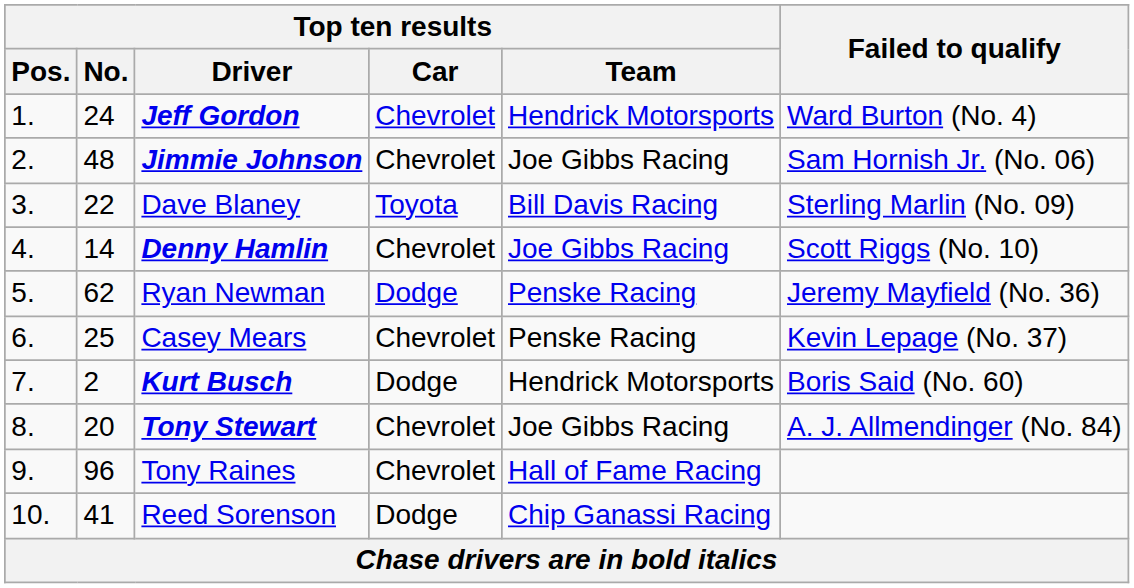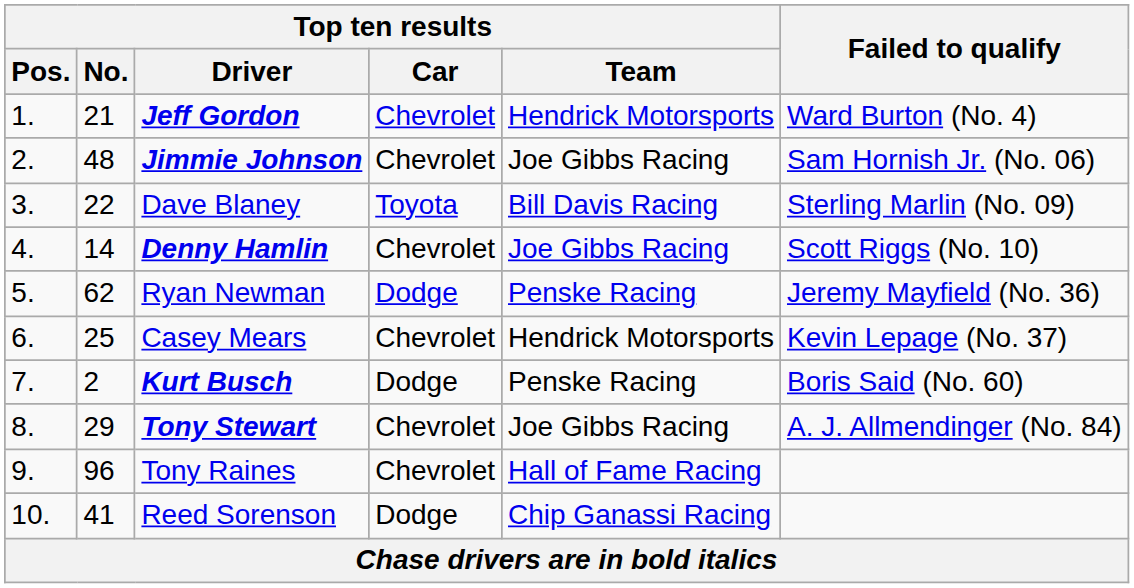(99, 115) 24 -> (99, 115) 21
(602, 337) Penske Racing -> (641, 337) Hendrick Motorsports
(641, 381) Hendrick Motorsports -> (602, 381) Penske Racing
(99, 426) 20 -> (99, 426) 29
